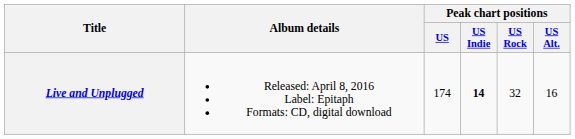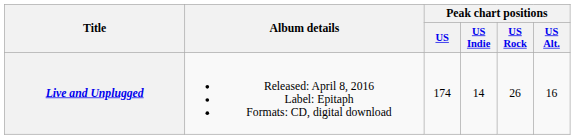(479, 93) bold -> (479, 93) normal
(515, 93) 32 -> (515, 93) 26
